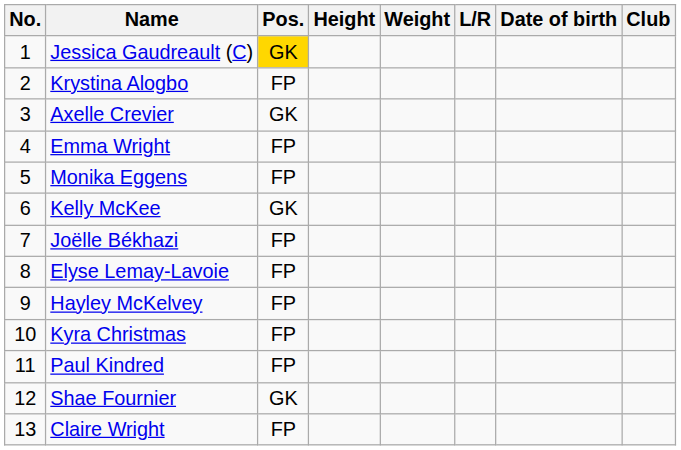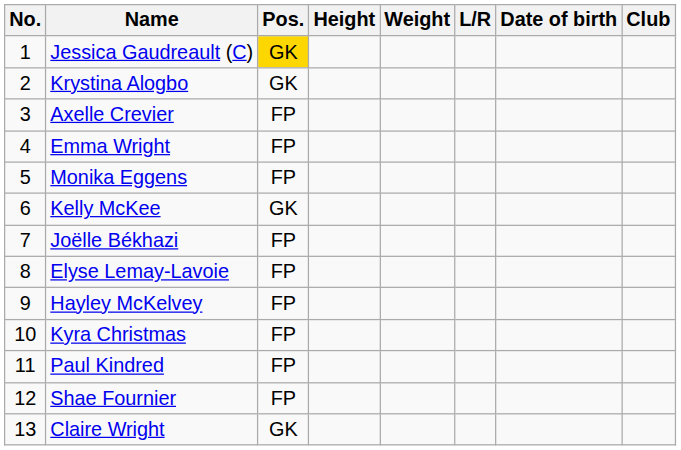(283, 83) FP -> (283, 83) GK
(283, 114) GK -> (283, 114) FP
(283, 397) GK -> (283, 397) FP
(283, 429) FP -> (283, 429) GK
